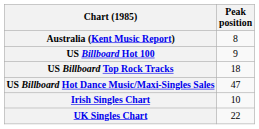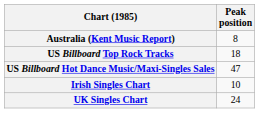- row: (111, 54)
(236, 116) 22 -> (236, 100) 24
